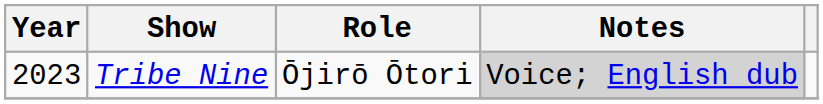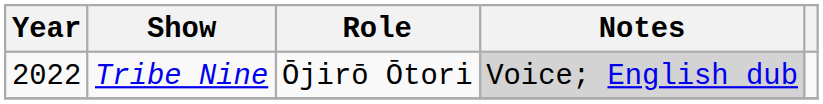(47, 76) 2023 -> (47, 76) 2022
